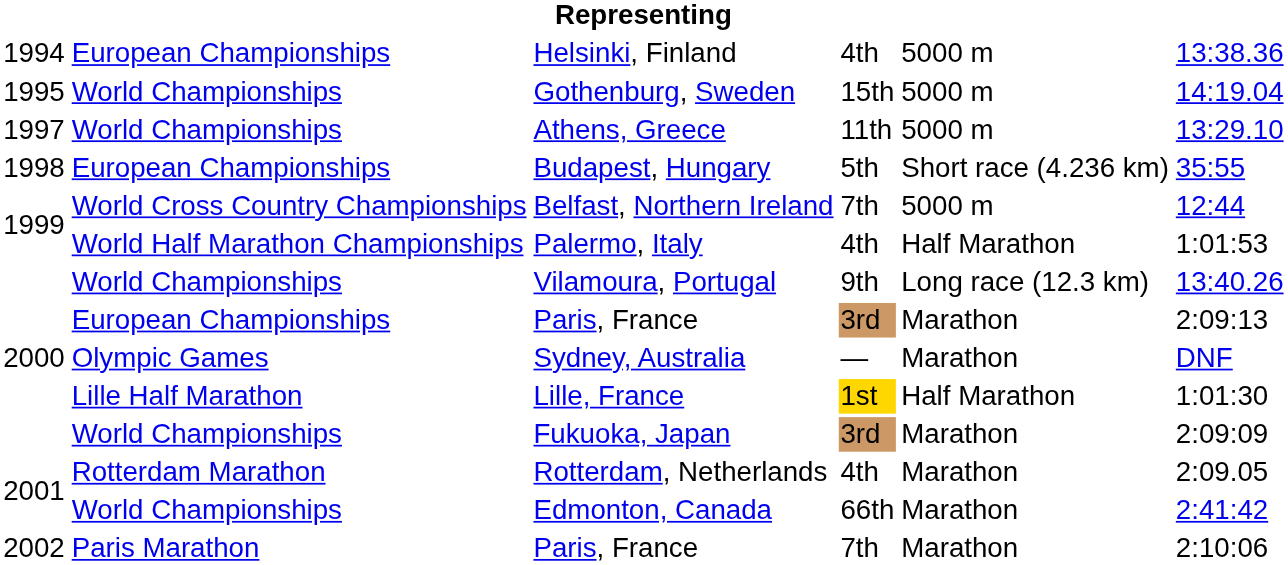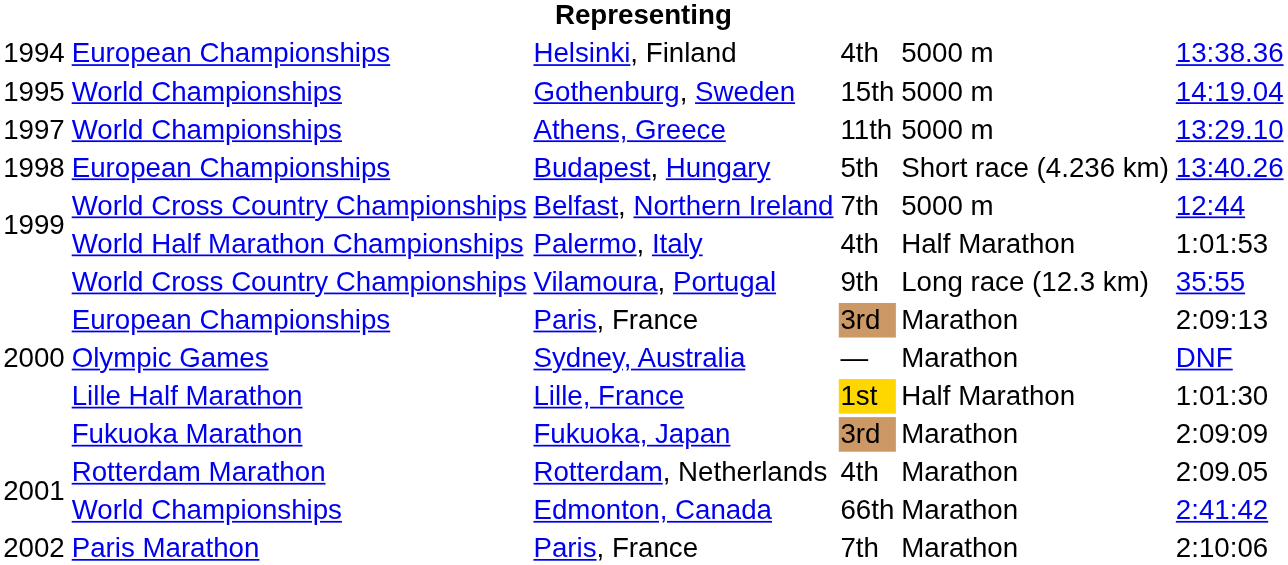(1210, 167) 35:55 -> (1230, 167) 13:40.26
(207, 281) World Championships -> (299, 281) World Cross Country Championships
(1230, 281) 13:40.26 -> (1210, 281) 35:55
(207, 434) World Championships -> (187, 434) Fukuoka Marathon
